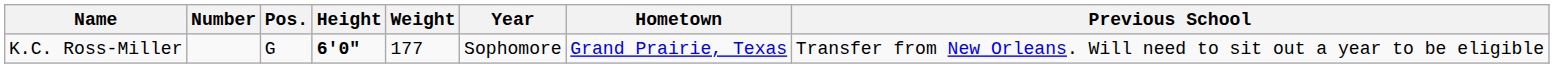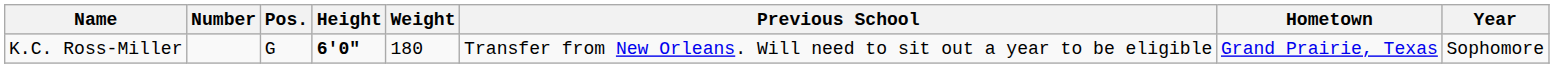columns swapped: (513, 19) <-> (1170, 19)
(407, 49) 177 -> (407, 49) 180
